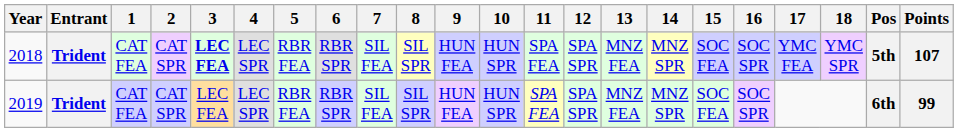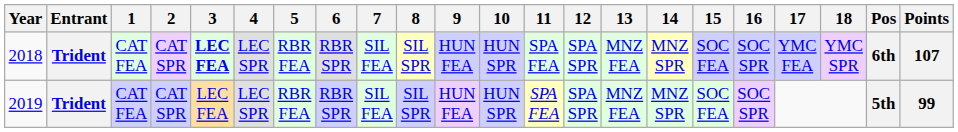(884, 55) 5th -> (884, 55) 6th
(884, 103) 6th -> (884, 103) 5th
